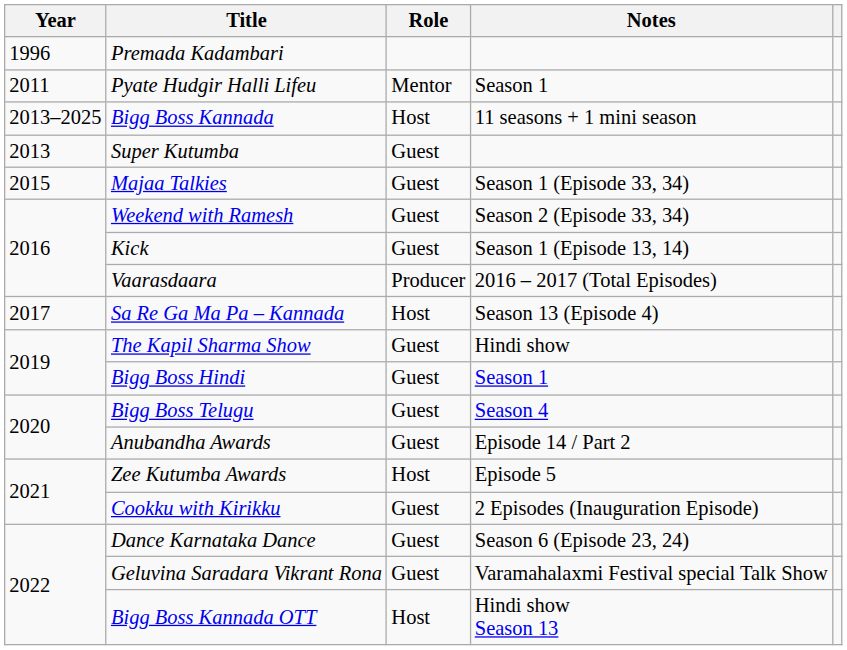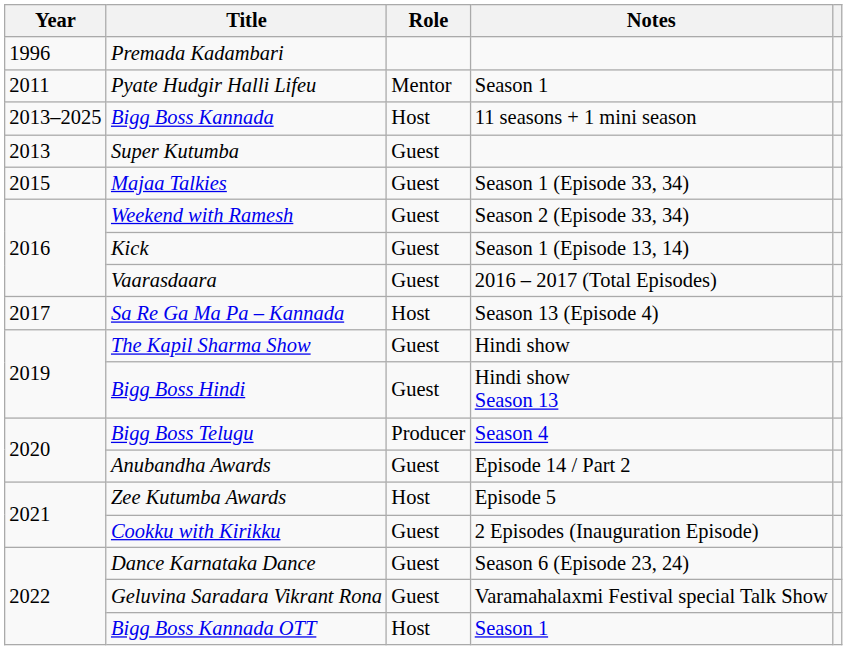(428, 280) Producer -> (415, 280) Guest
(511, 378) Season 1 -> (522, 389) Hindi show Season 13
(415, 410) Guest -> (428, 433) Producer
(522, 616) Hindi show Season 13 -> (511, 628) Season 1
